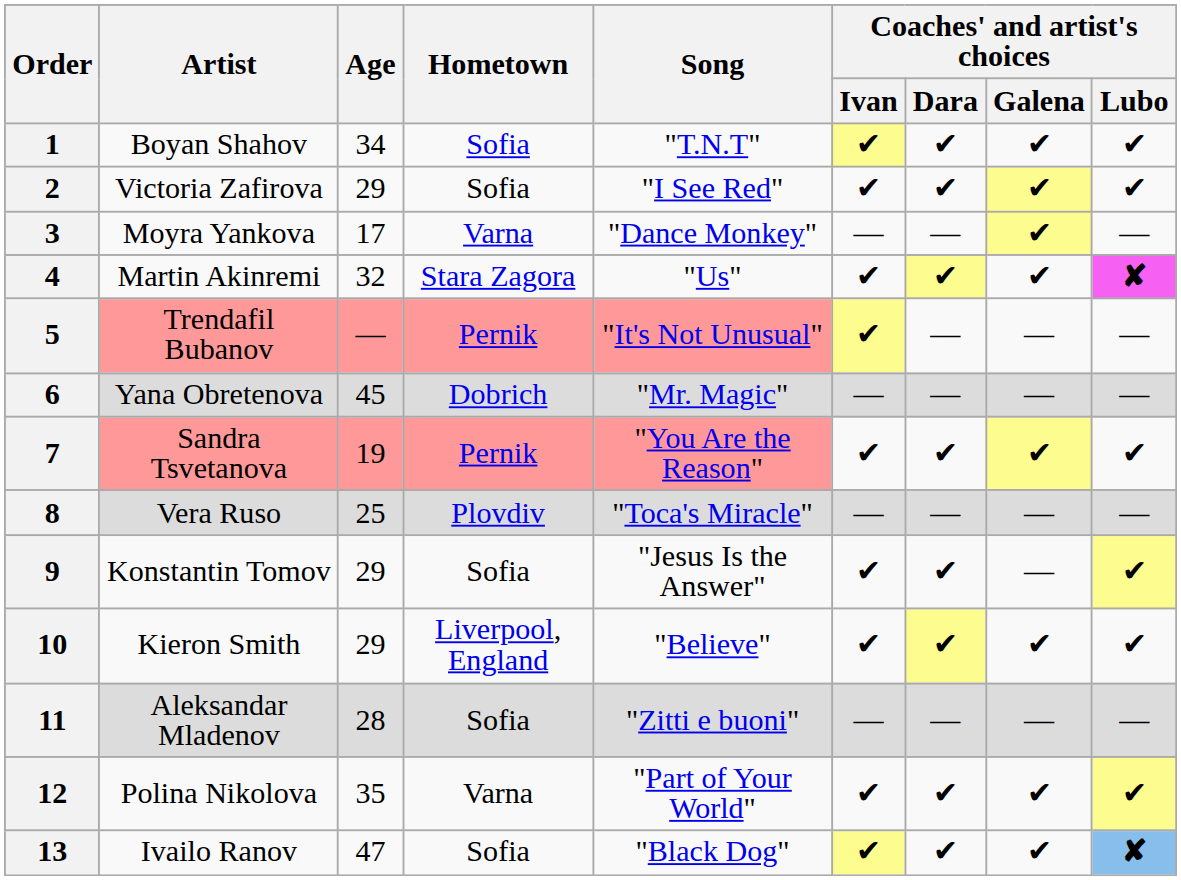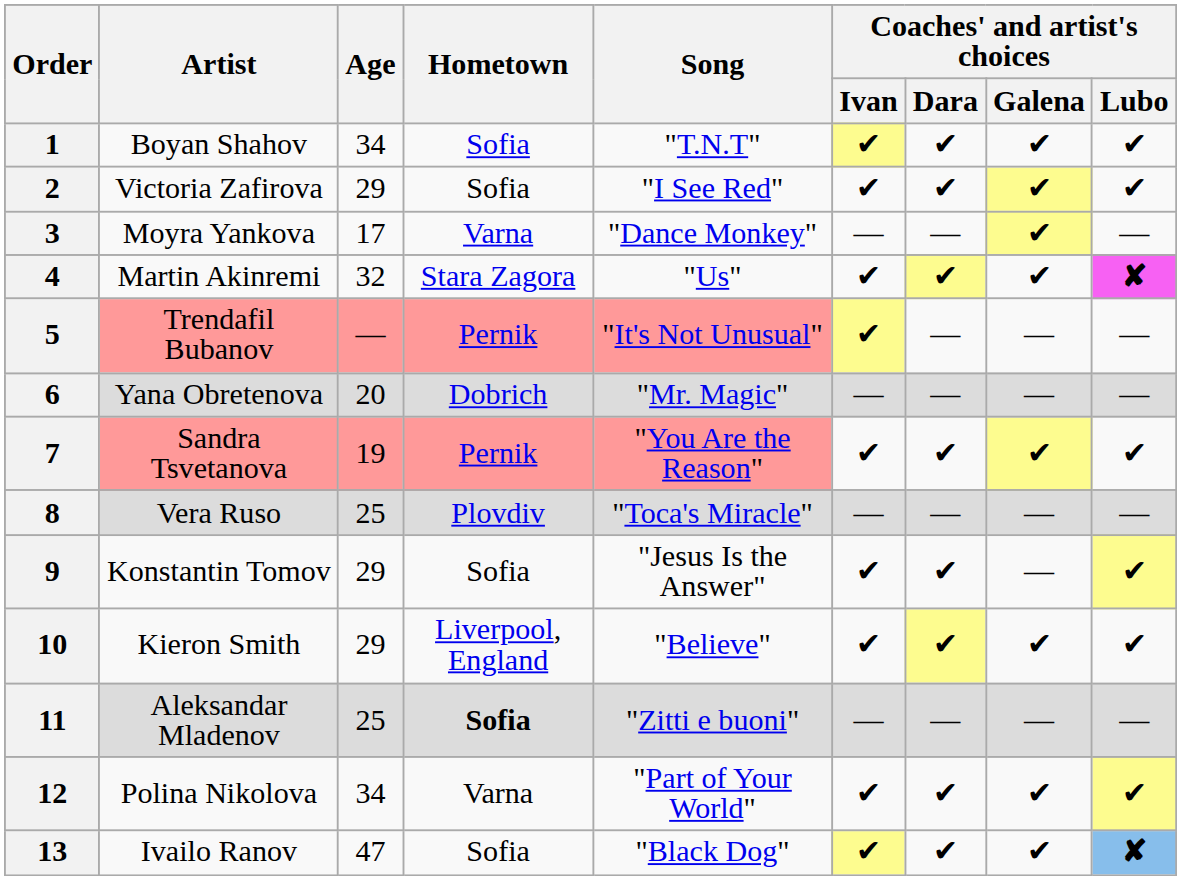(370, 394) 45 -> (370, 394) 20
(370, 719) 28 -> (370, 719) 25
(498, 719) normal -> (498, 719) bold
(370, 793) 35 -> (370, 793) 34
